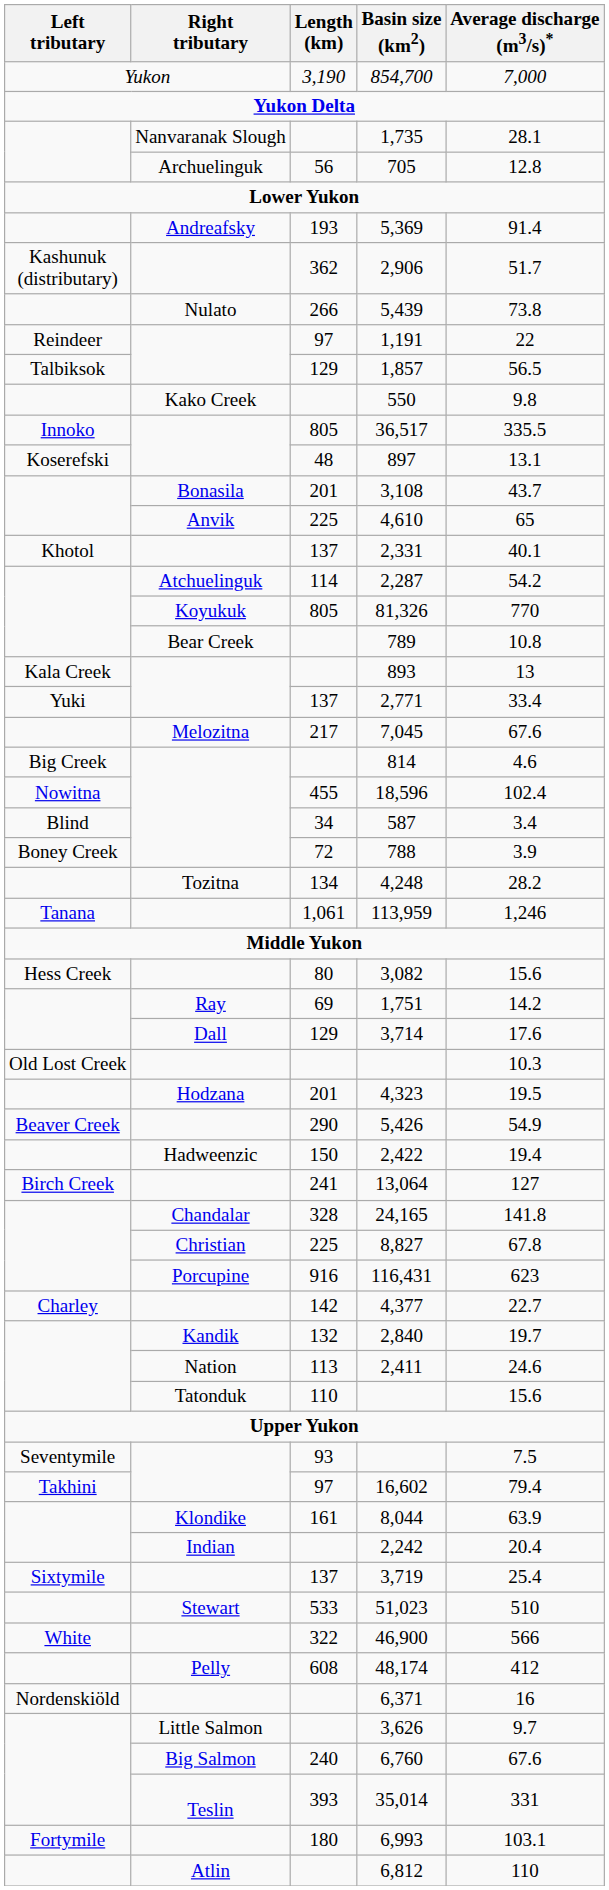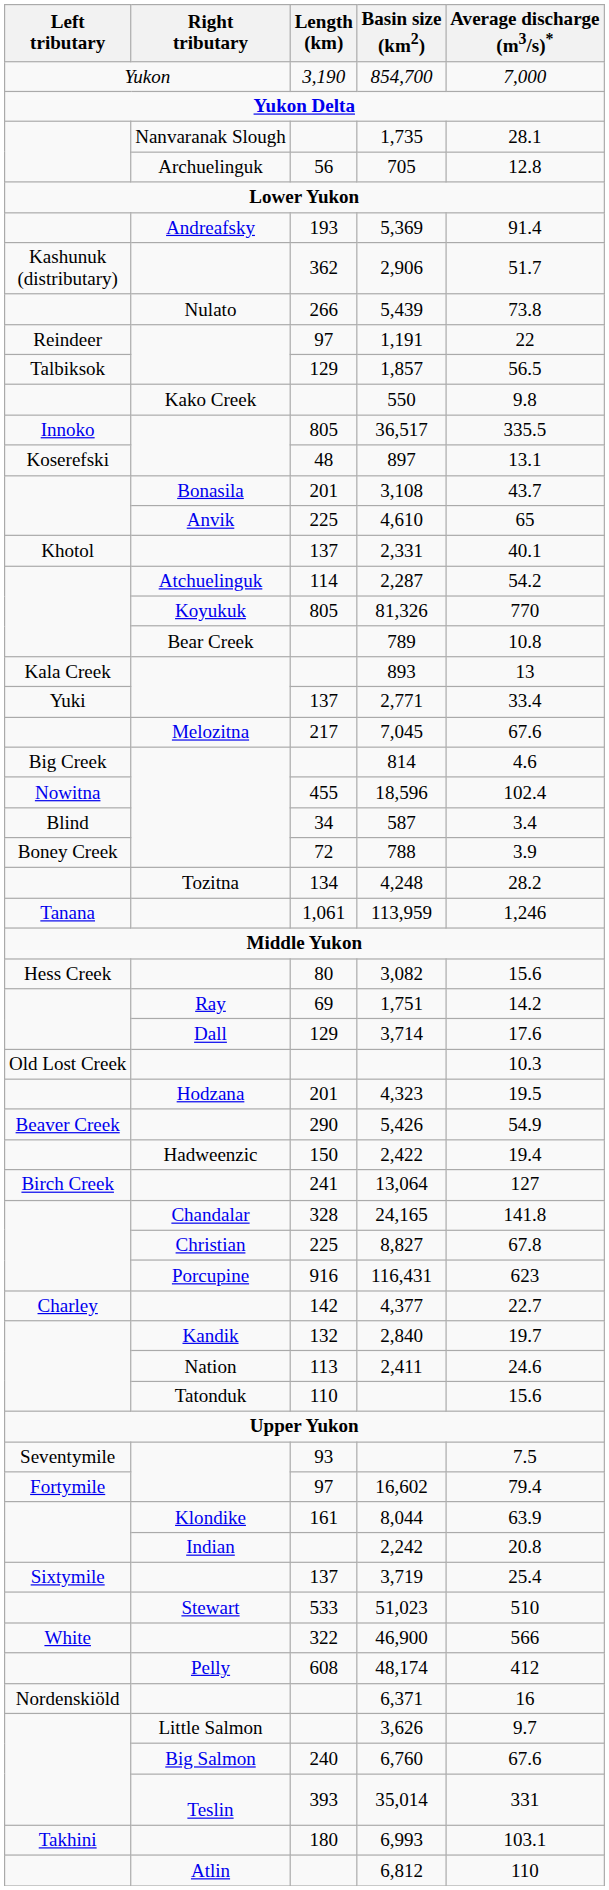(68, 1486) Takhini -> (68, 1486) Fortymile
(525, 1547) 20.4 -> (525, 1547) 20.8
(68, 1840) Fortymile -> (68, 1840) Takhini
